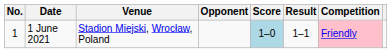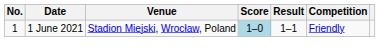- column: (224, 12)
(339, 34) pink background -> (327, 28) no background
